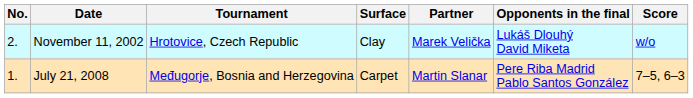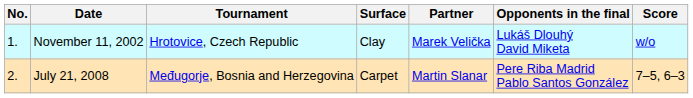(13, 41) 2. -> (13, 41) 1.
(13, 75) 1. -> (13, 75) 2.
